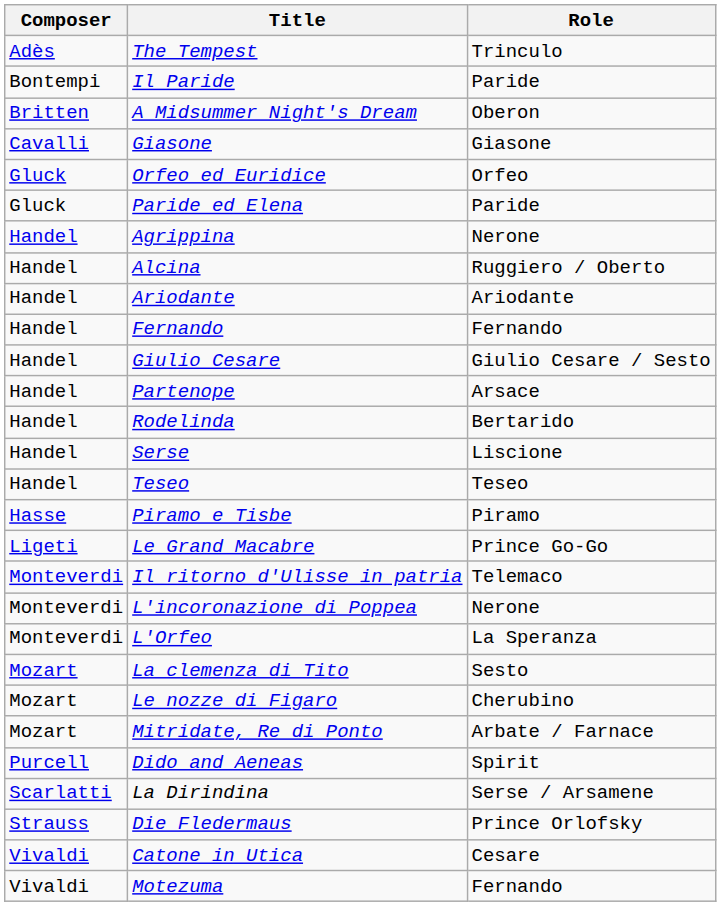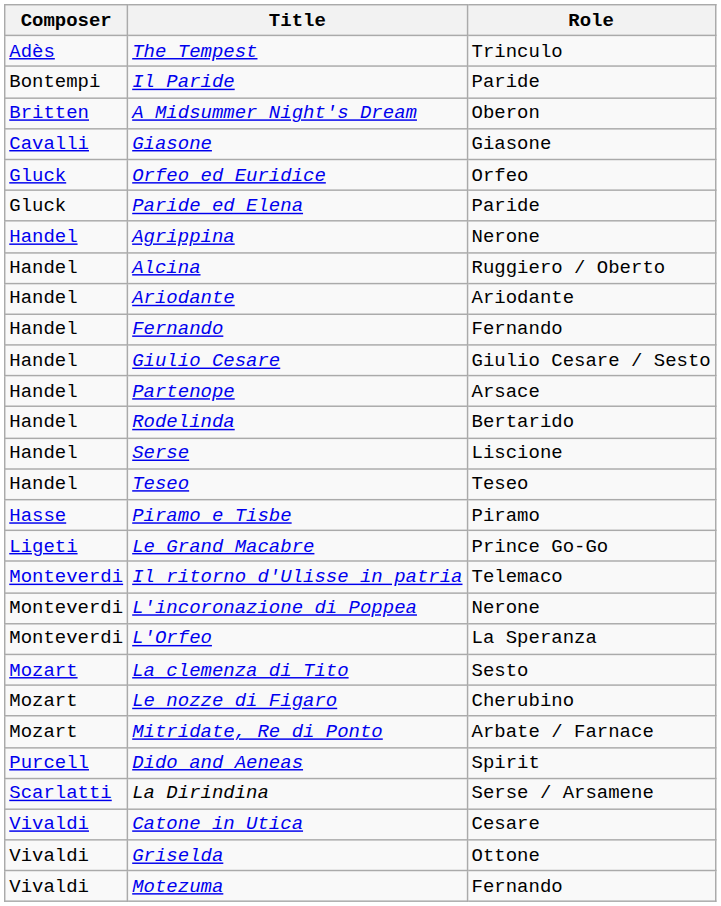- row: (212, 824)
+ row: (178, 855)
